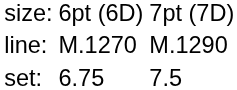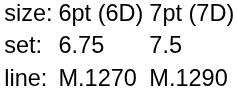rows swapped: (23, 78) <-> (26, 45)
